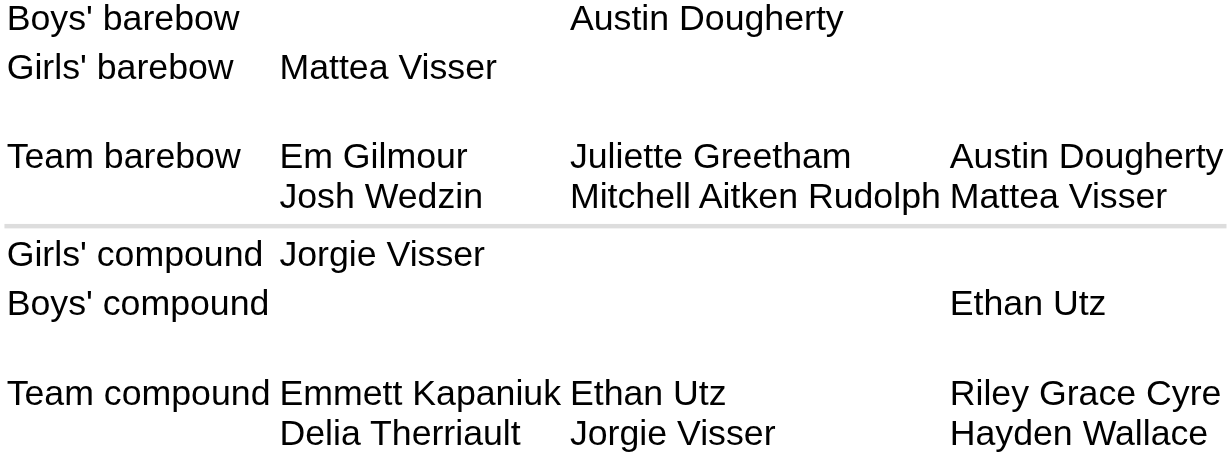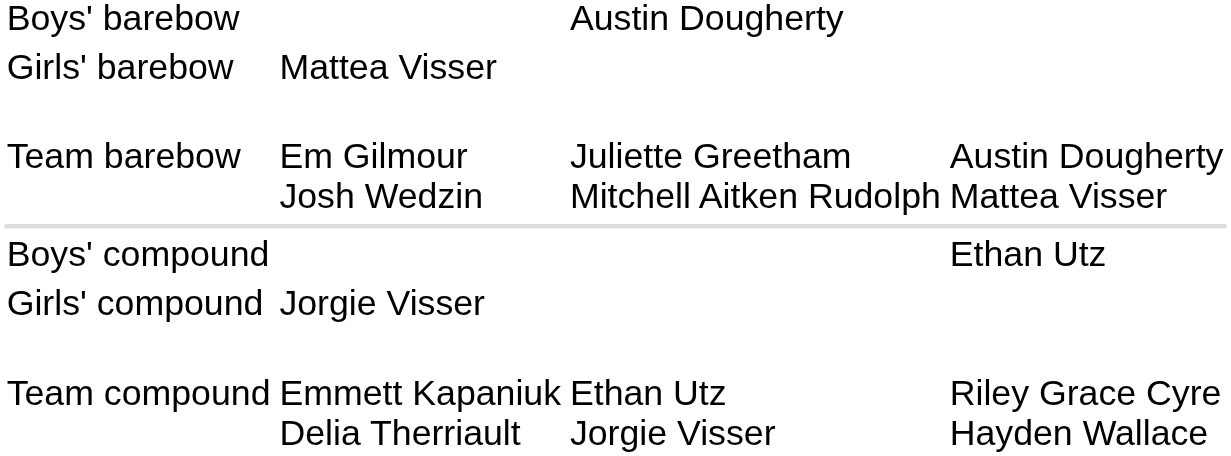rows swapped: (138, 303) <-> (135, 254)
